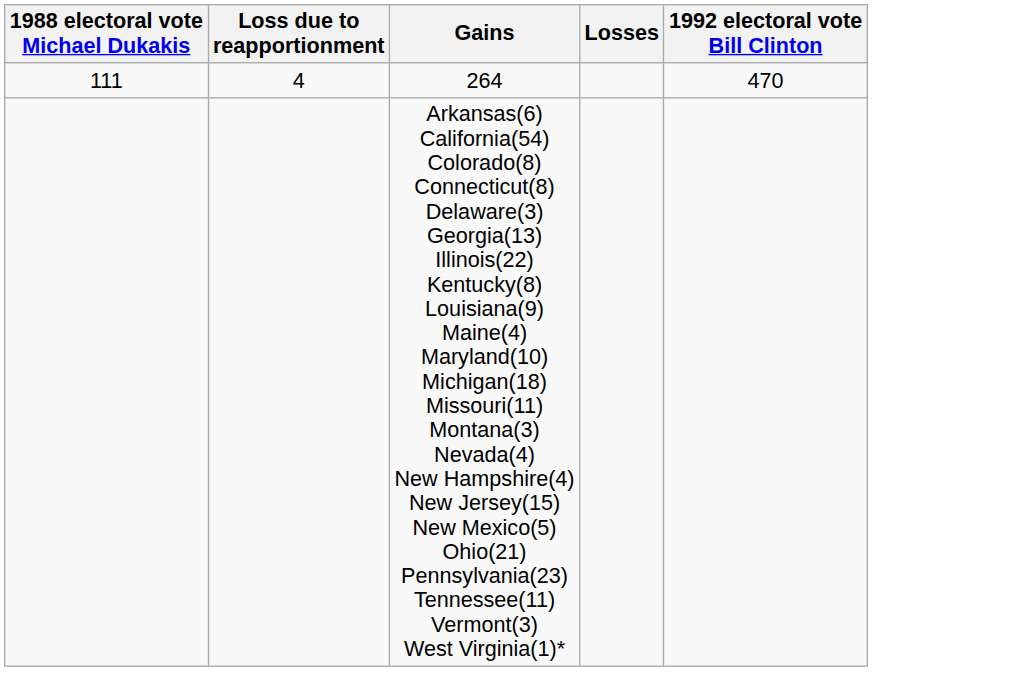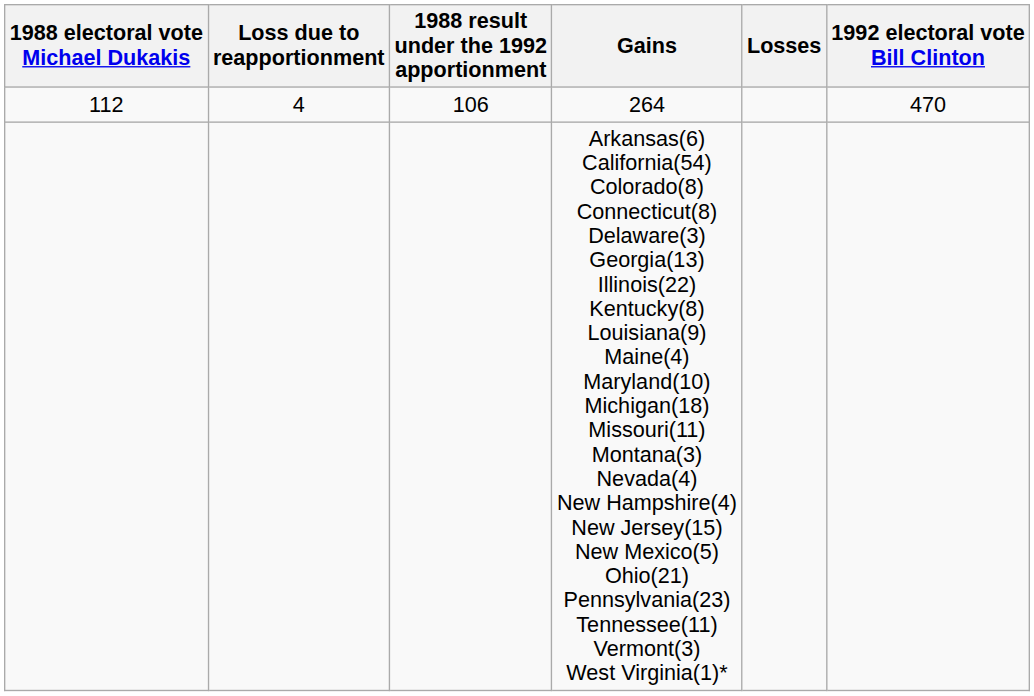+ column: (471, 45)
(106, 80) 111 -> (106, 104) 112
